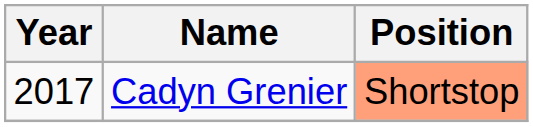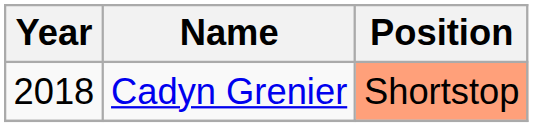(54, 90) 2017 -> (54, 90) 2018
